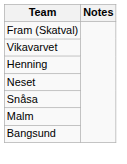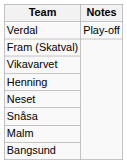+ row: (22, 30)
